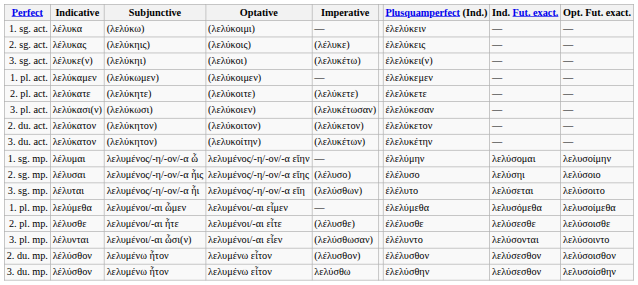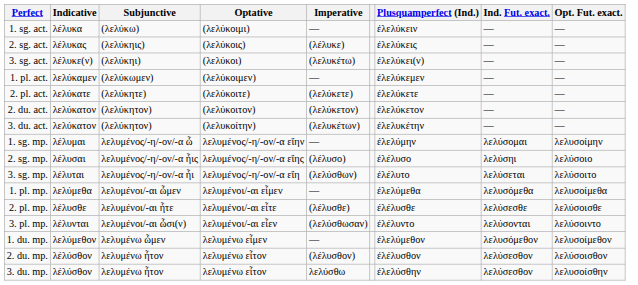- row: (29, 110)
+ row: (27, 239)
